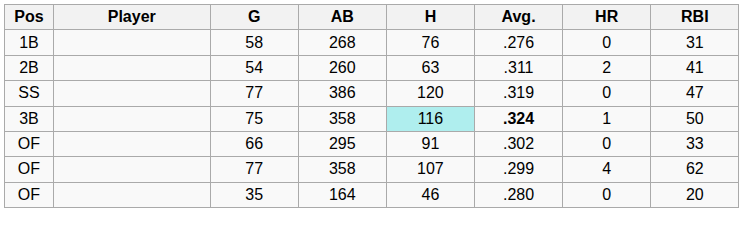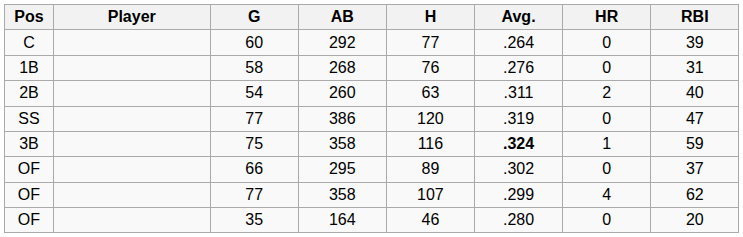+ row: (254, 42)
(695, 67) 41 -> (695, 93) 40
(430, 118) paleturquoise background -> (430, 144) no background
(695, 118) 50 -> (695, 144) 59
(430, 144) 91 -> (430, 169) 89
(695, 144) 33 -> (695, 169) 37
